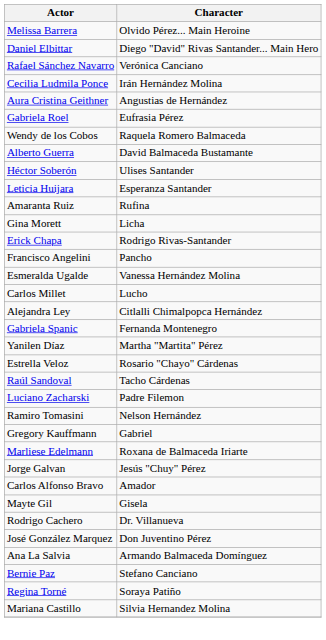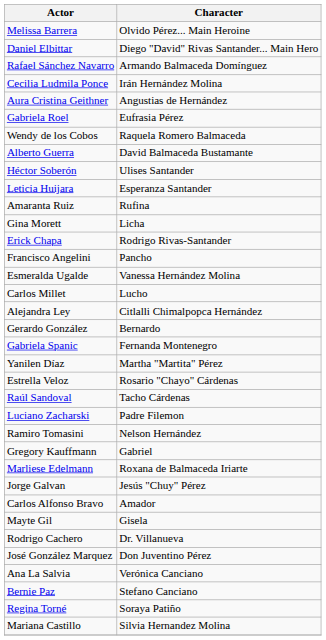(161, 65) Verónica Canciano -> (193, 65) Armando Balmaceda Domínguez
+ row: (47, 328)
(193, 556) Armando Balmaceda Domínguez -> (161, 573) Verónica Canciano
